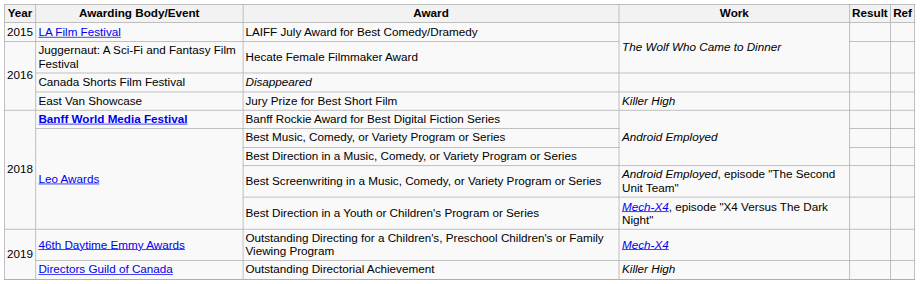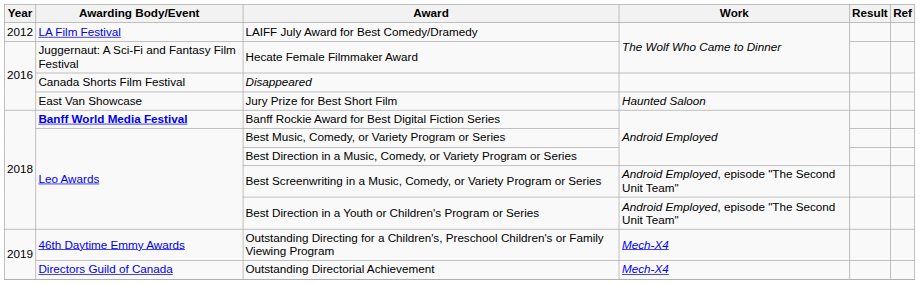(20, 32) 2015 -> (20, 32) 2012
(649, 100) Killer High -> (664, 100) Haunted Saloon
(725, 213) Mech-X4, episode "X4 Versus The Dark Night" -> (729, 213) Android Employed, episode "The Second Unit Team"
(649, 270) Killer High -> (645, 270) Mech-X4
